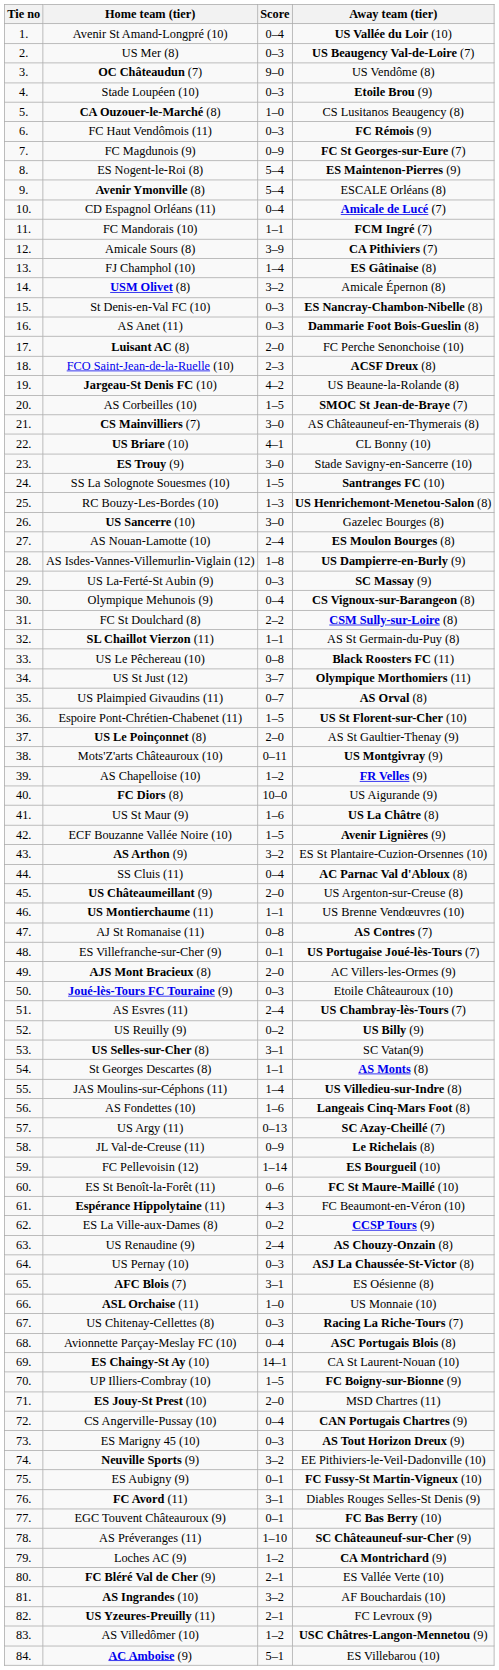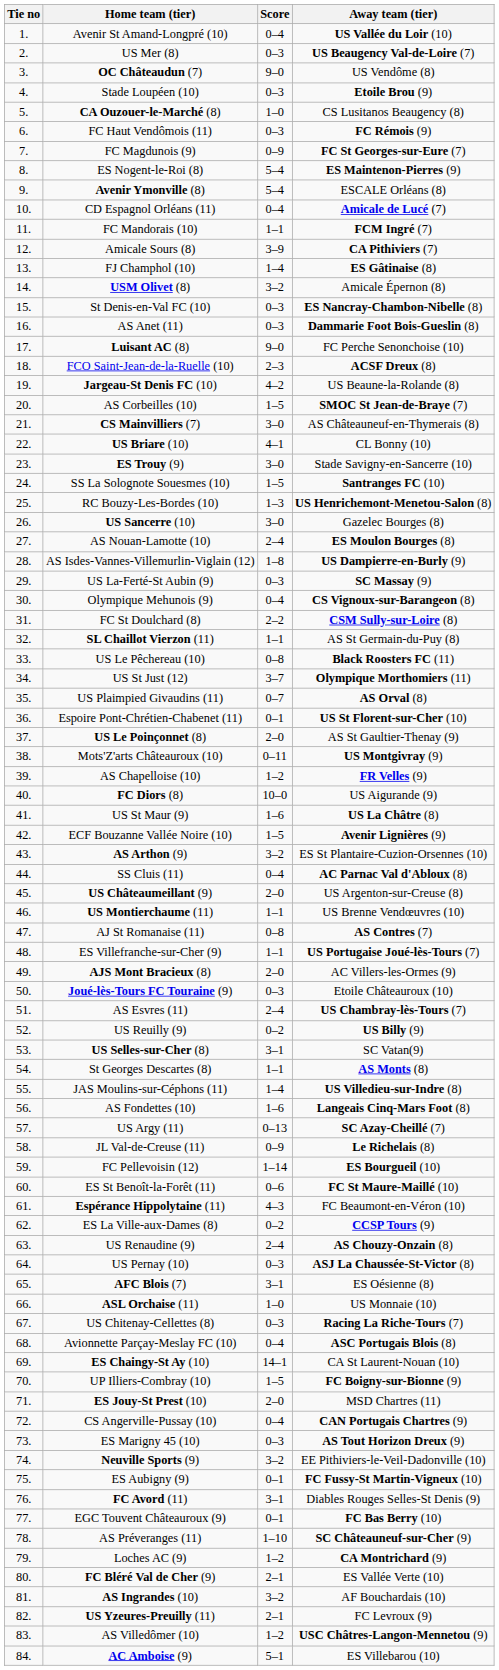(275, 346) 2–0 -> (275, 346) 9–0
(275, 717) 1–5 -> (275, 717) 0–1
(275, 952) 0–1 -> (275, 952) 1–1
